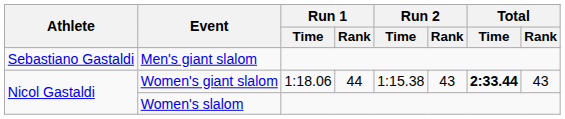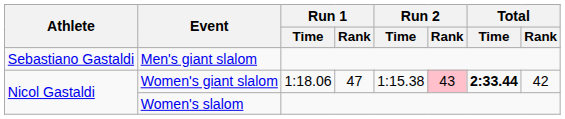(354, 82) 44 -> (354, 82) 47
(447, 82) no background -> (447, 82) pink background
(541, 82) 43 -> (541, 82) 42
